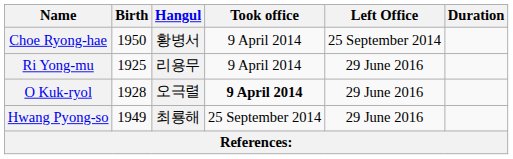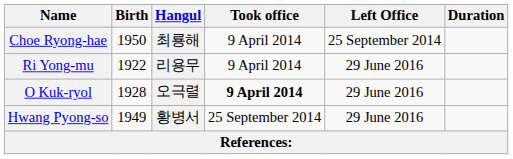(178, 40) 황병서 -> (178, 40) 최룡해
(132, 66) 1925 -> (132, 66) 1922
(178, 117) 최룡해 -> (178, 117) 황병서
